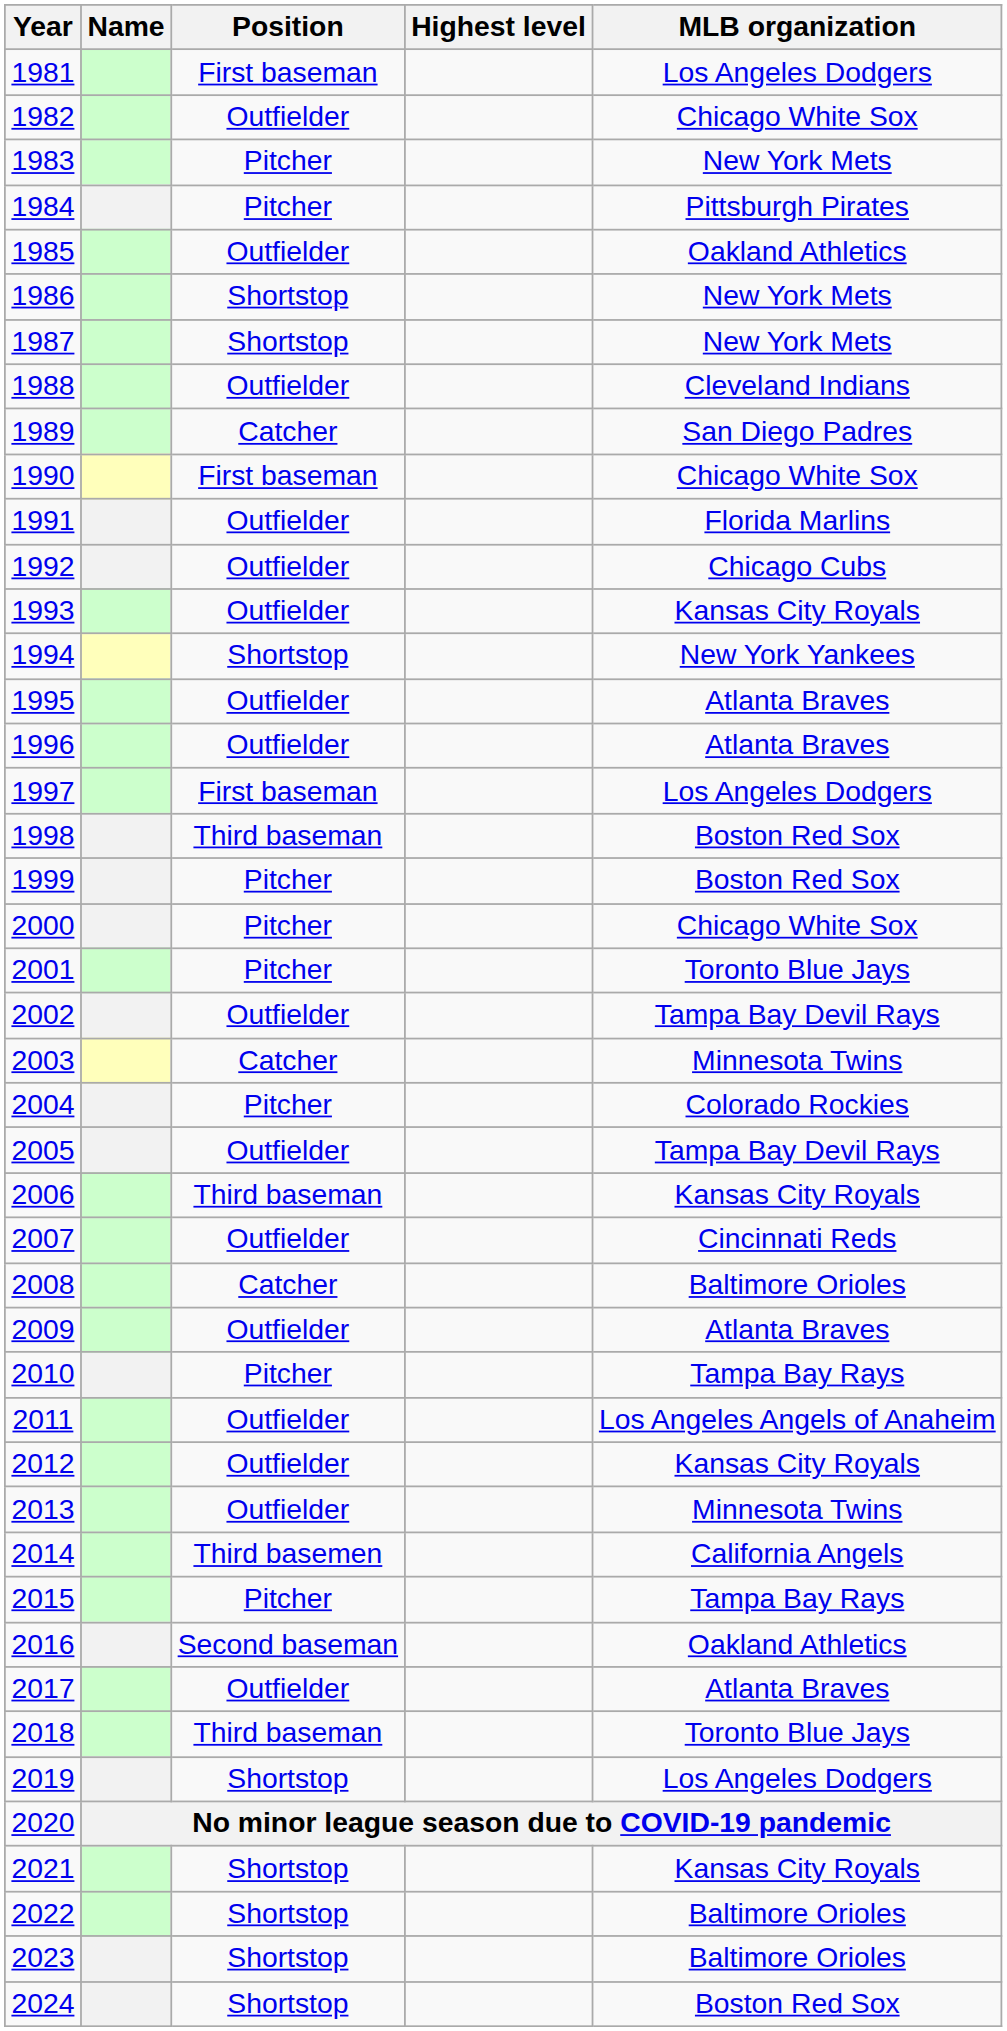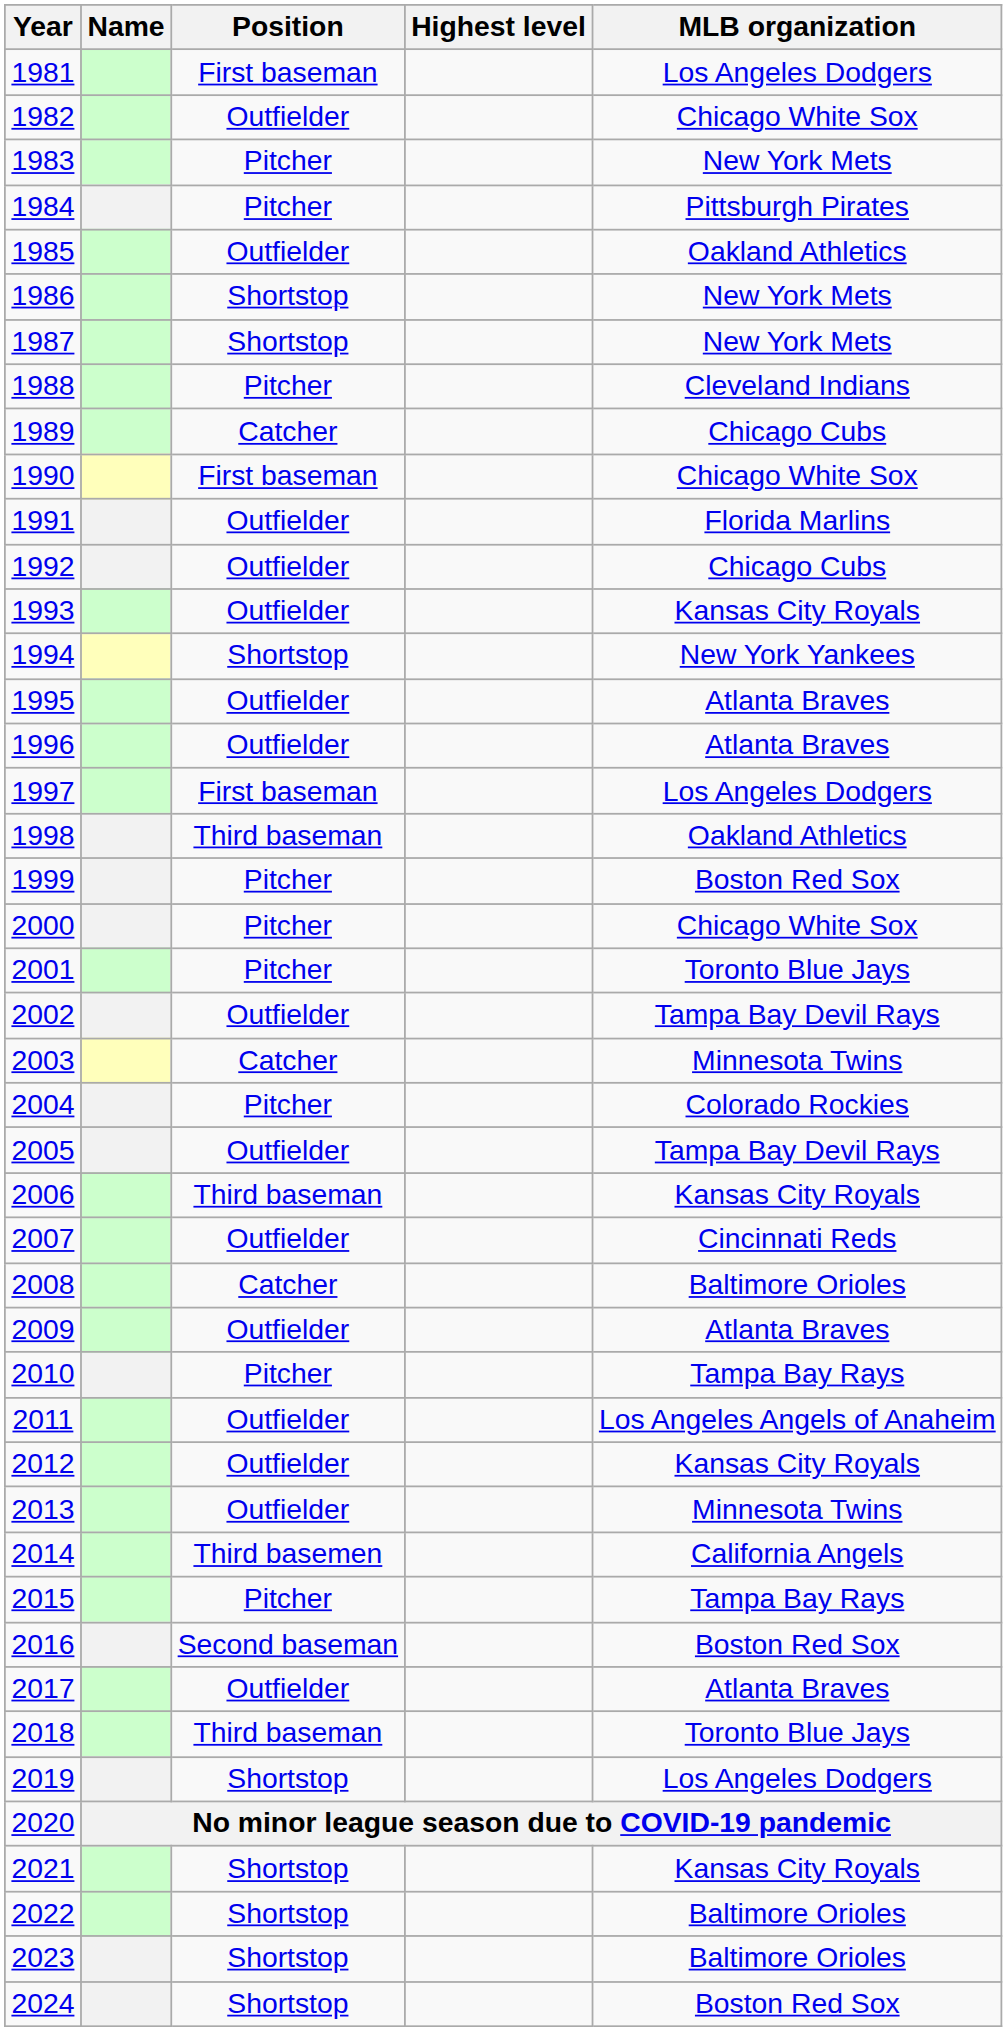(288, 386) Outfielder -> (288, 386) Pitcher
(797, 431) San Diego Padres -> (797, 431) Chicago Cubs
(797, 835) Boston Red Sox -> (797, 835) Oakland Athletics
(797, 1643) Oakland Athletics -> (797, 1643) Boston Red Sox
